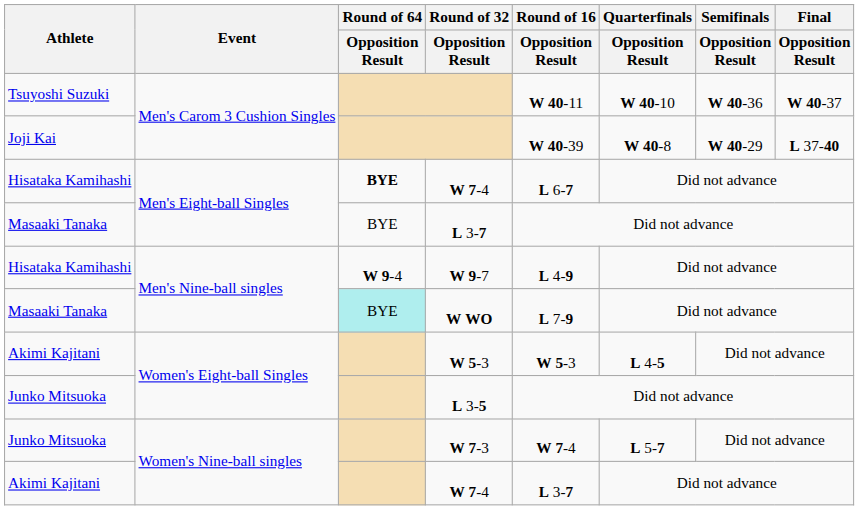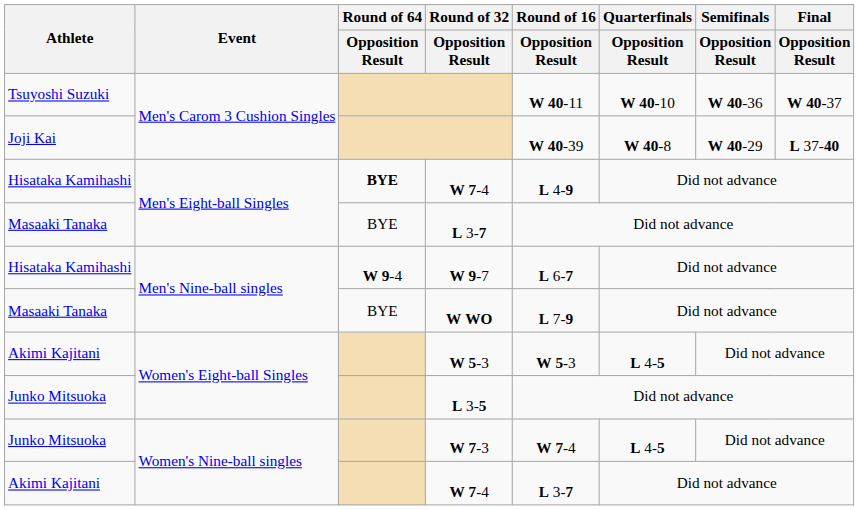(556, 190) L 6-7 -> (556, 190) L 4-9
(556, 276) L 4-9 -> (556, 276) L 6-7
(382, 310) paleturquoise background -> (382, 310) no background
(648, 449) L 5-7 -> (648, 449) L 4-5
